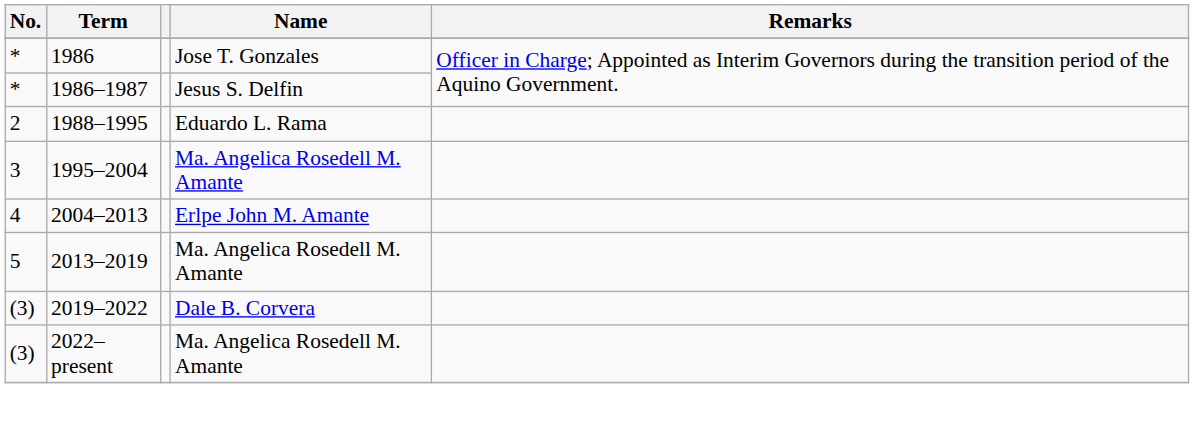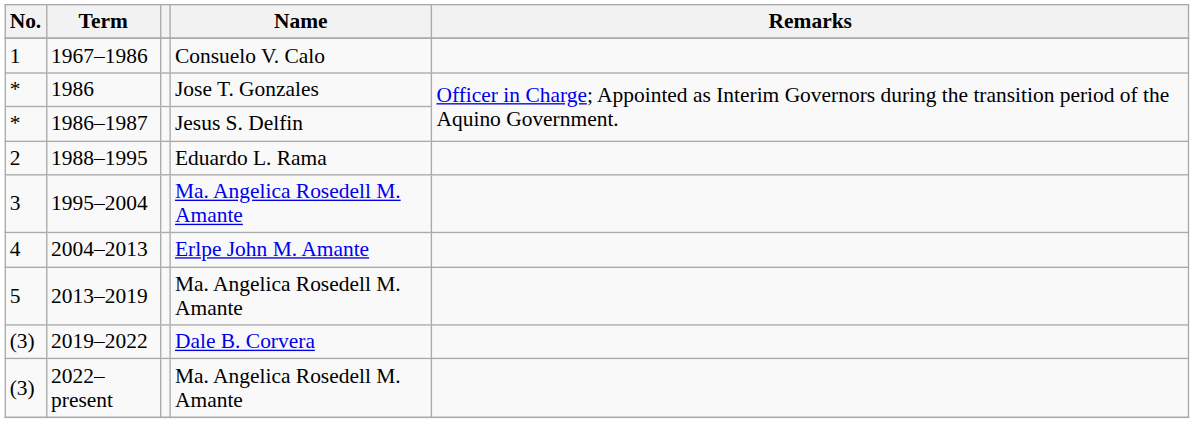+ row: (99, 55)
